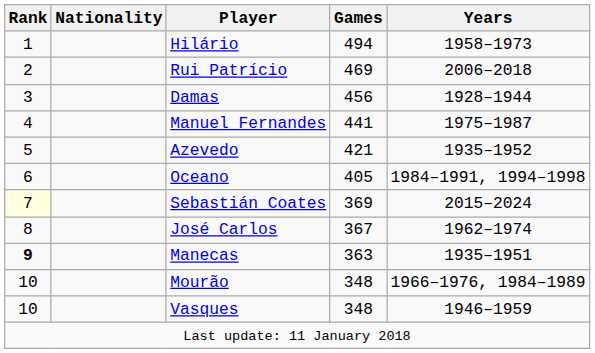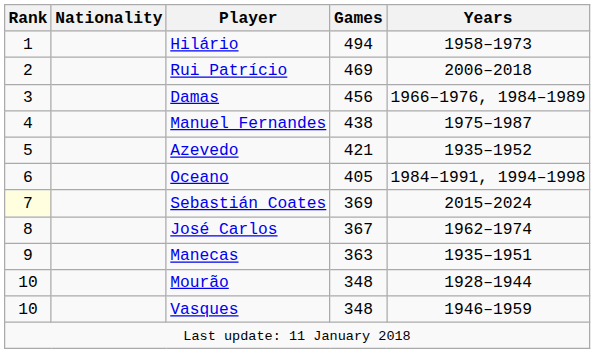(488, 97) 1928–1944 -> (488, 97) 1966–1976, 1984–1989
(358, 124) 441 -> (358, 124) 438
(28, 256) bold -> (28, 256) normal
(488, 283) 1966–1976, 1984–1989 -> (488, 283) 1928–1944
